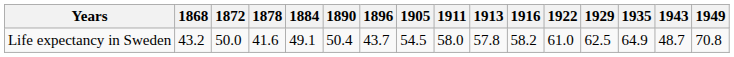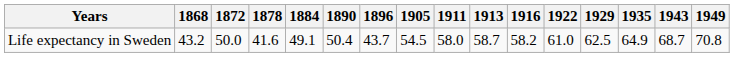(487, 40) 57.8 -> (487, 40) 58.7
(672, 40) 48.7 -> (672, 40) 68.7
